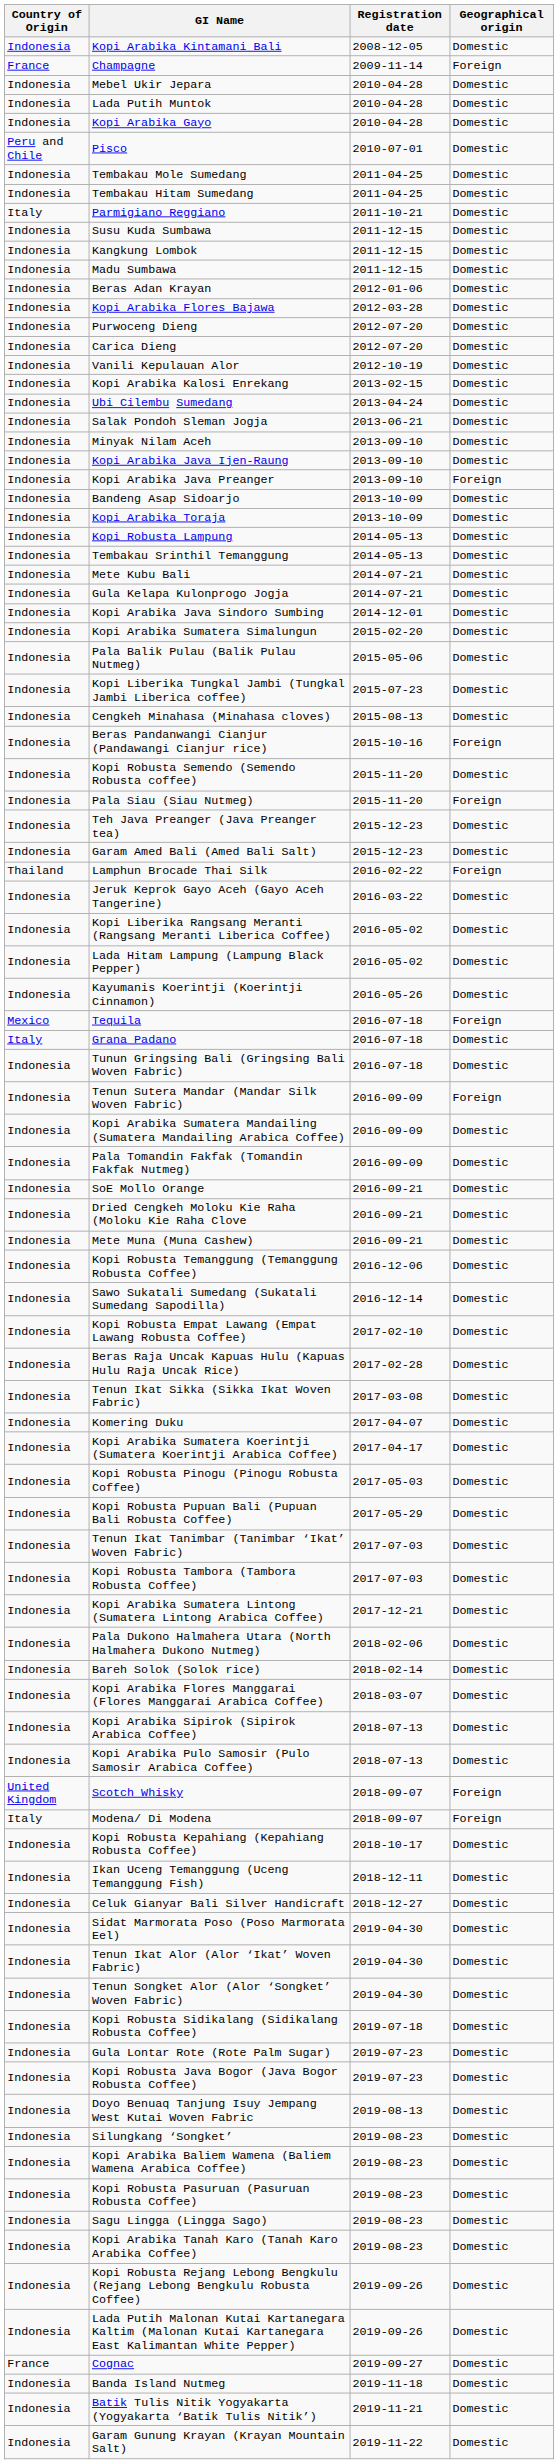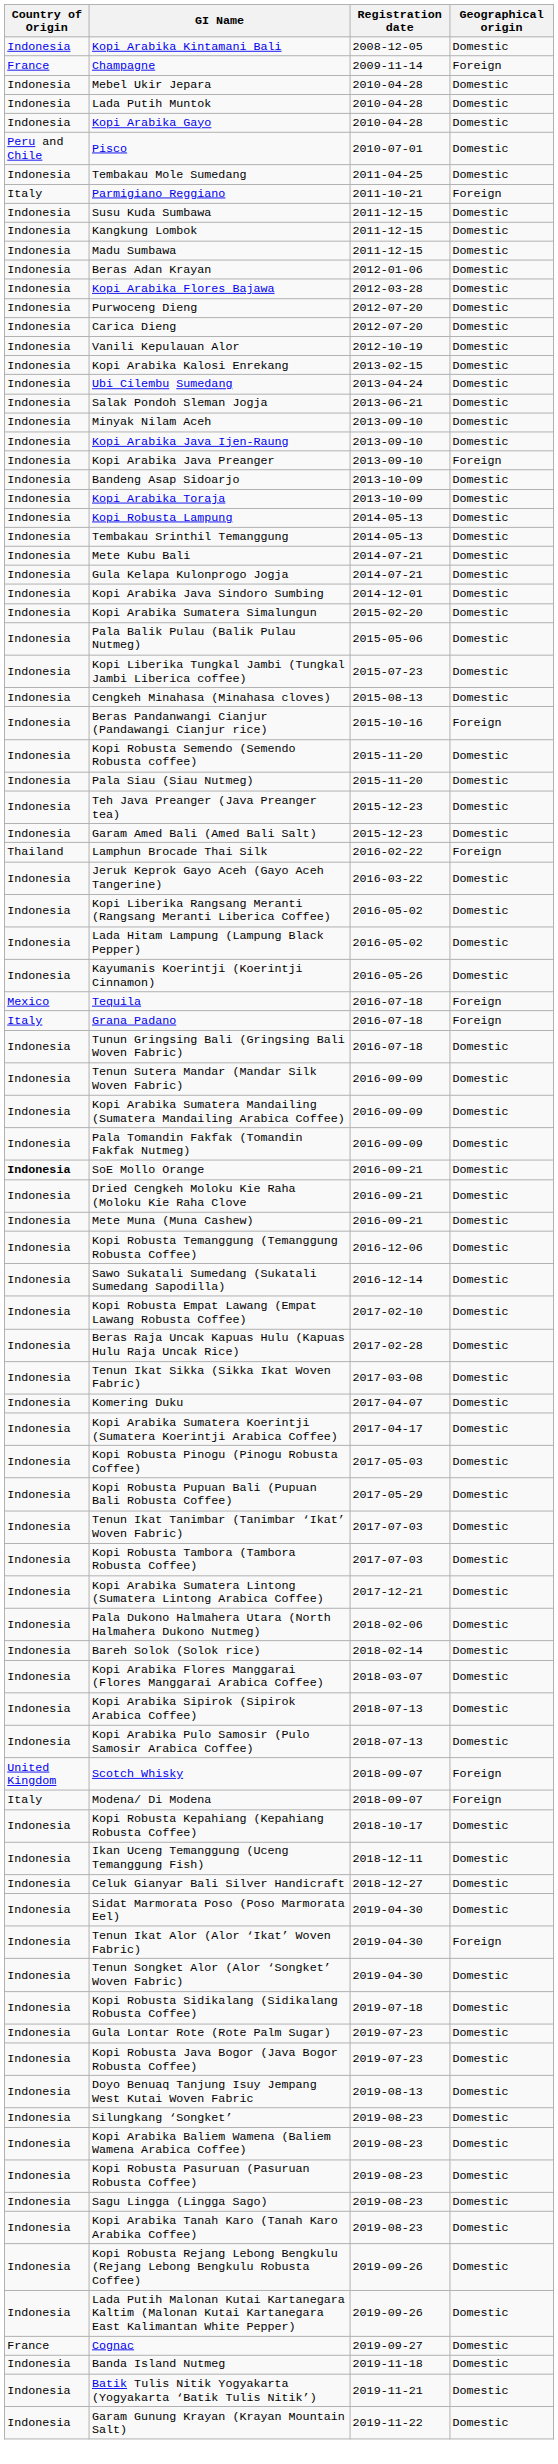- row: (173, 194)
(480, 213) Domestic -> (477, 194) Foreign
(477, 801) Foreign -> (480, 781) Domestic
(480, 1040) Domestic -> (477, 1021) Foreign
(477, 1098) Foreign -> (480, 1079) Domestic
(39, 1189) normal -> (39, 1170) bold
(480, 1962) Domestic -> (477, 1942) Foreign
